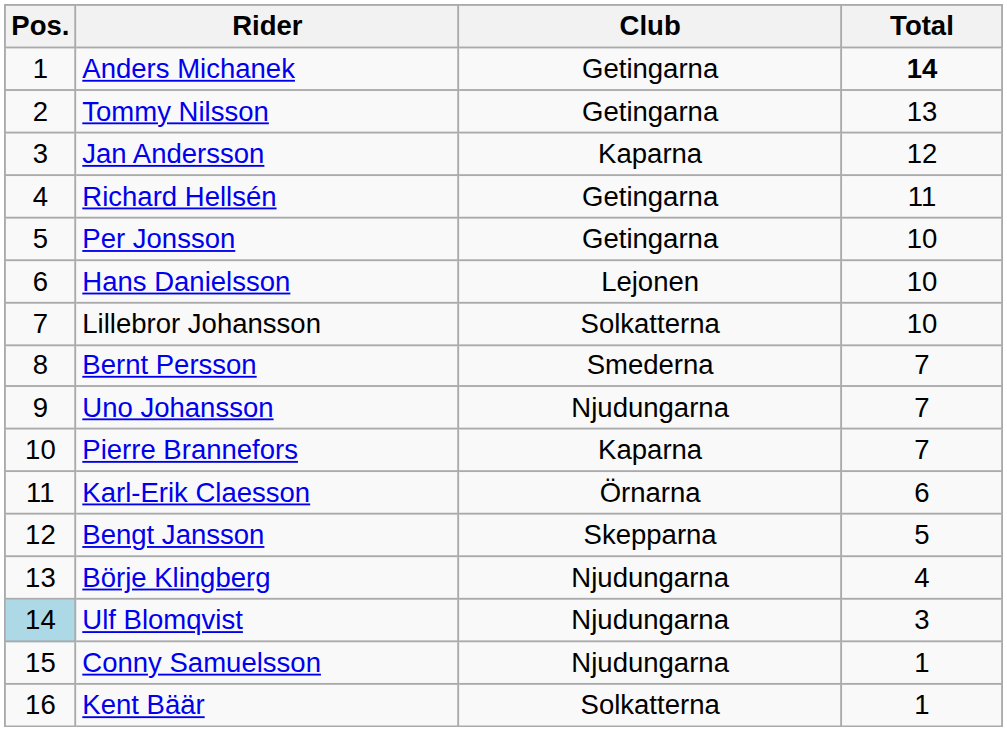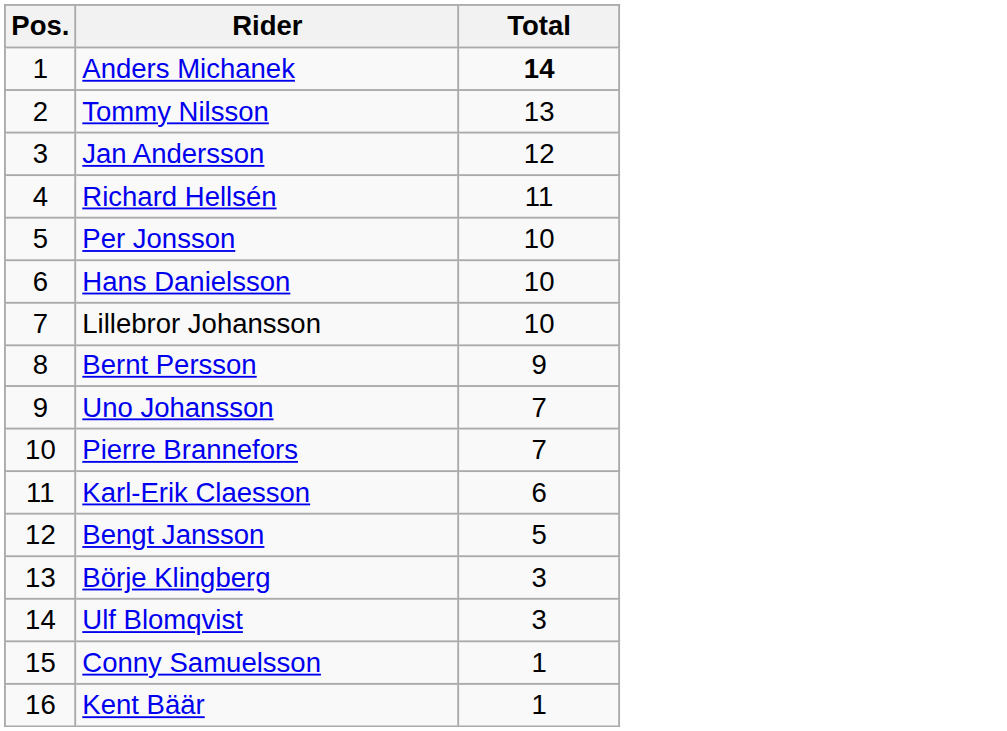- column: (650, 26)
(922, 365) 7 -> (539, 365) 9
(922, 578) 4 -> (539, 578) 3
(40, 620) lightblue background -> (40, 620) no background
